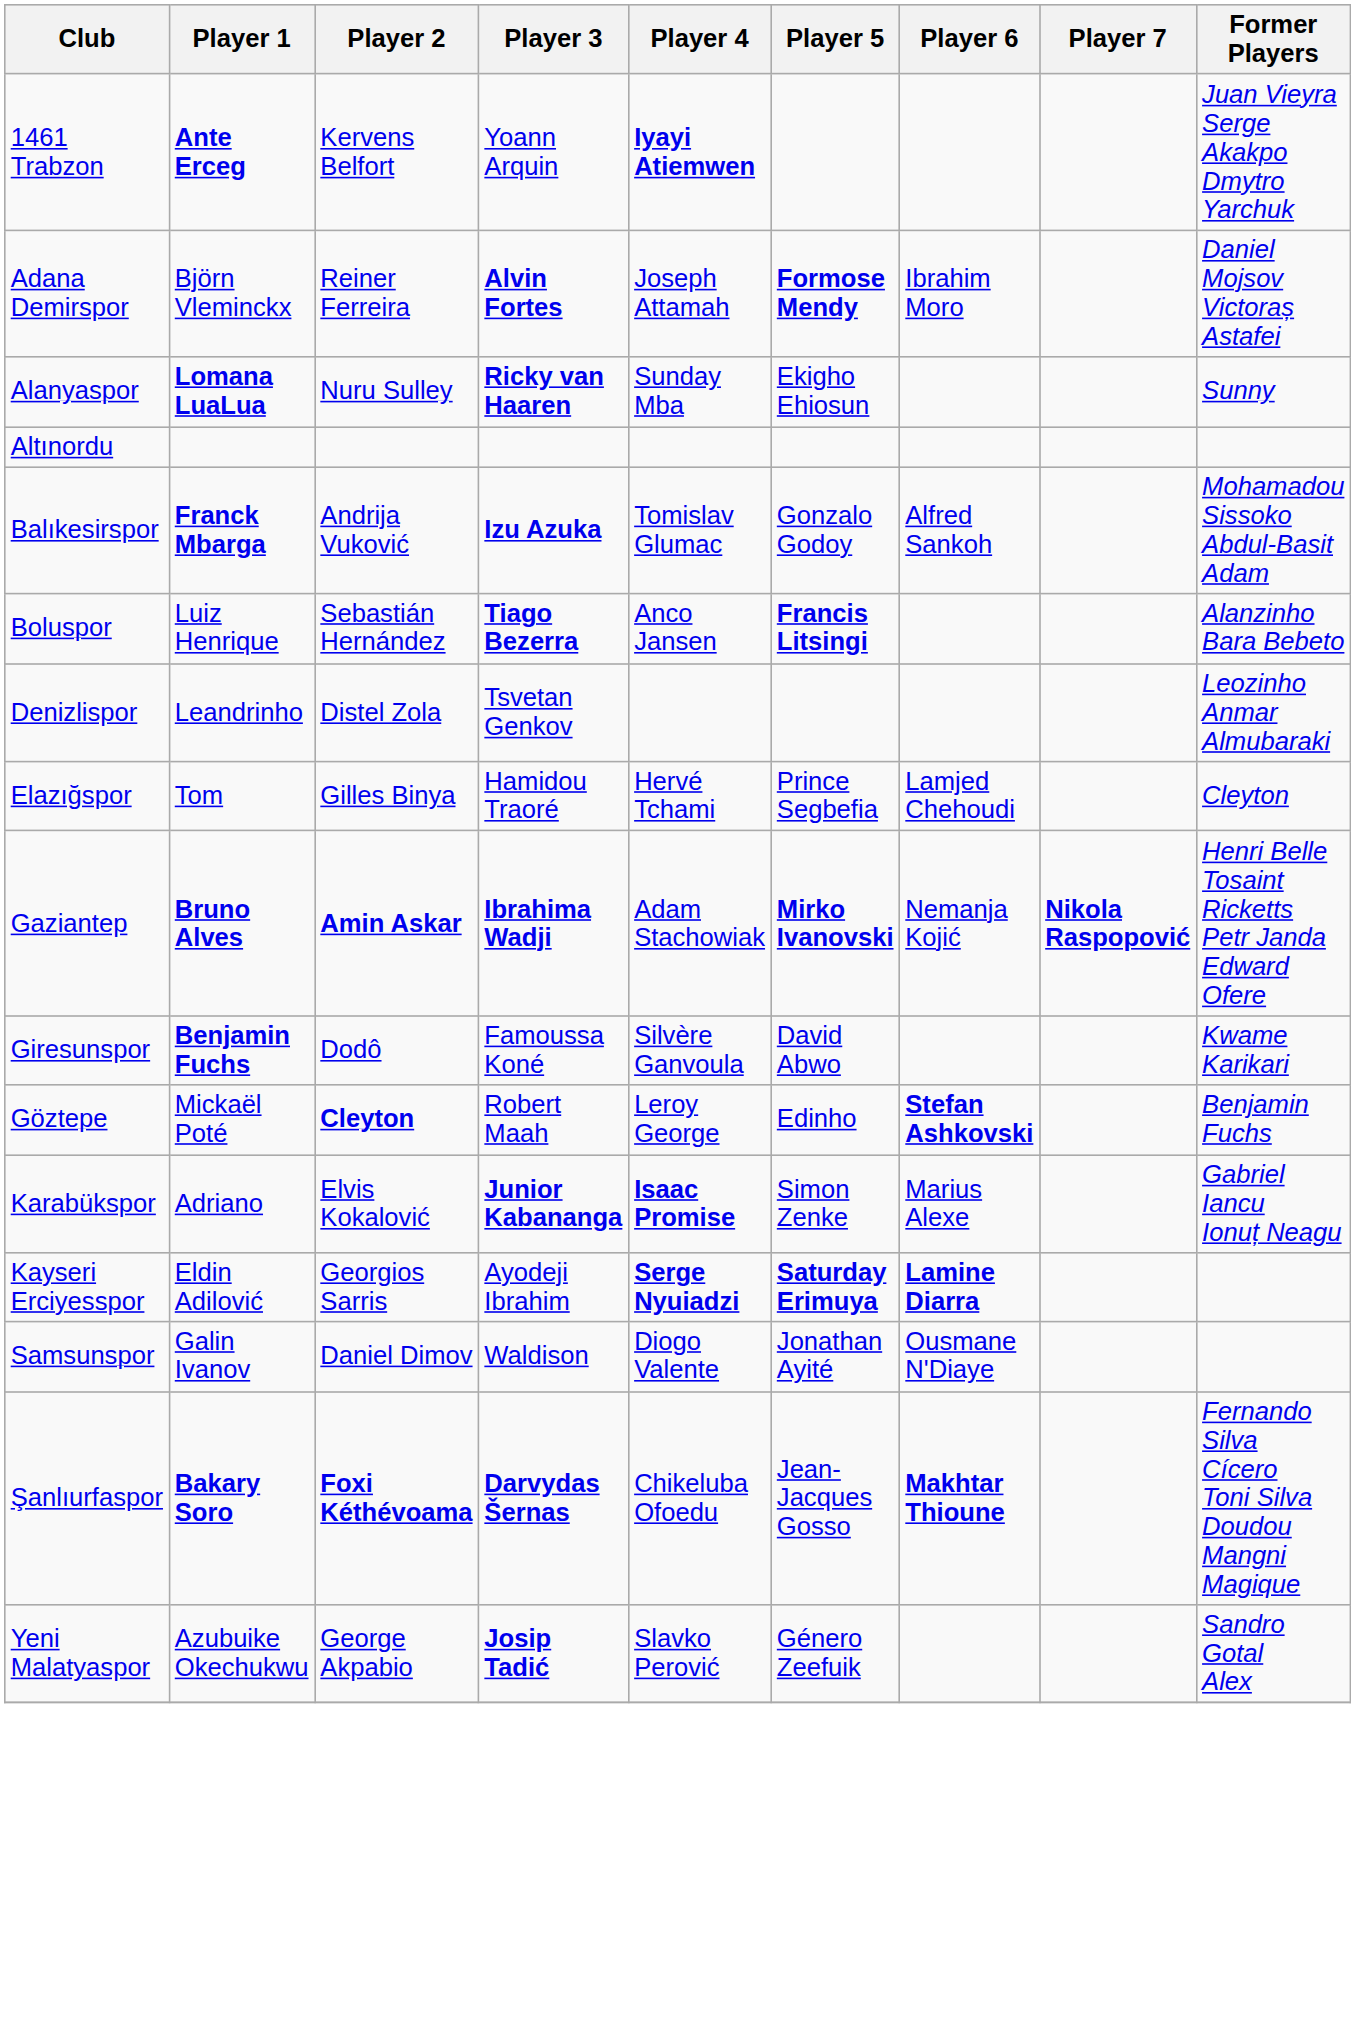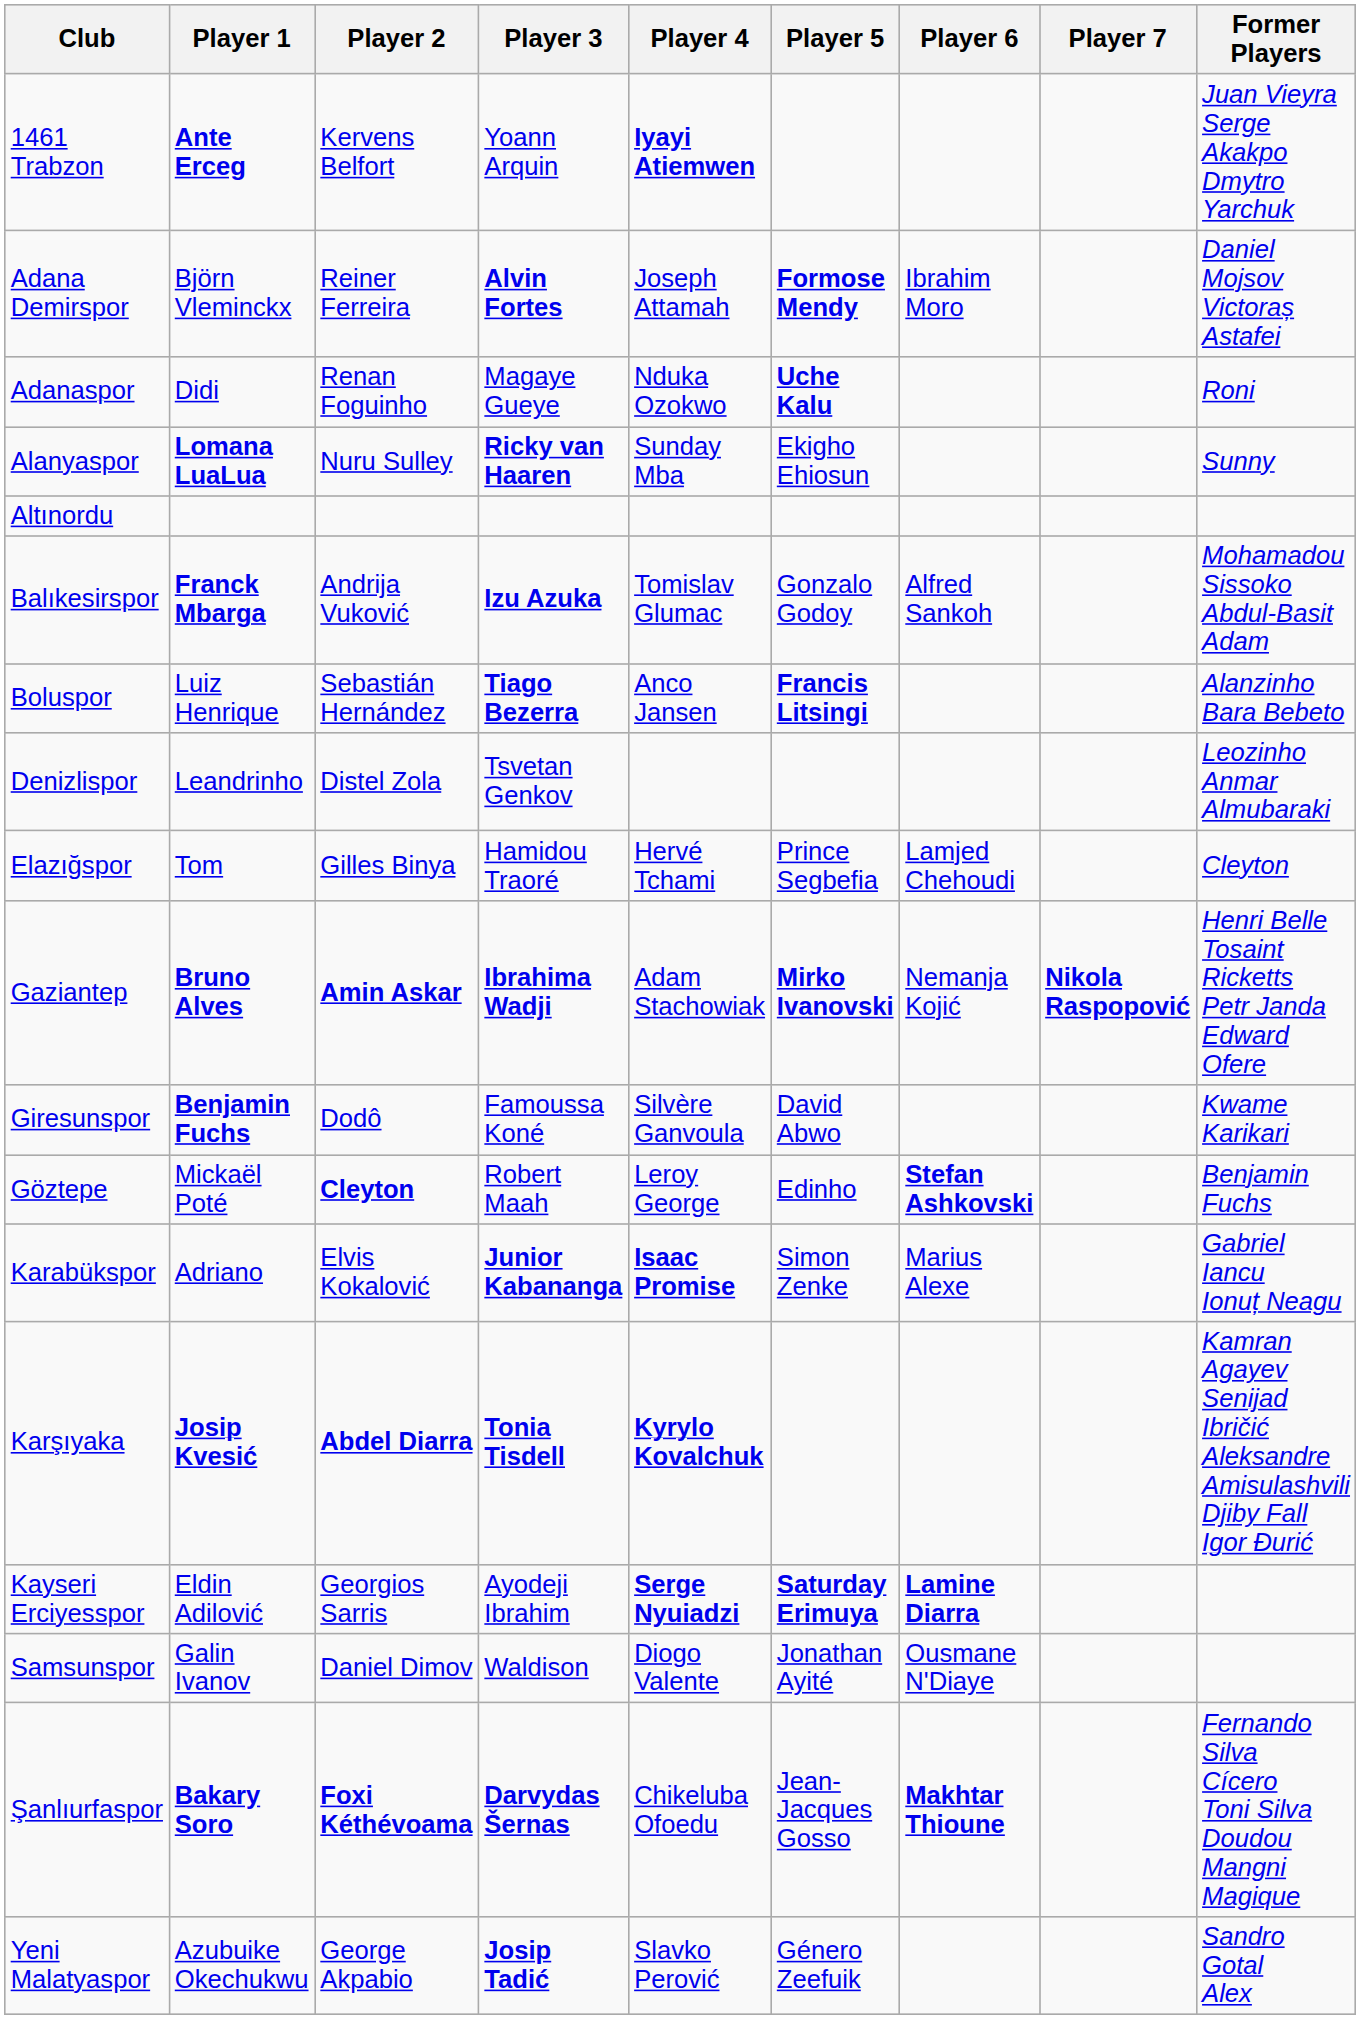+ row: (73, 391)
+ row: (68, 1442)
